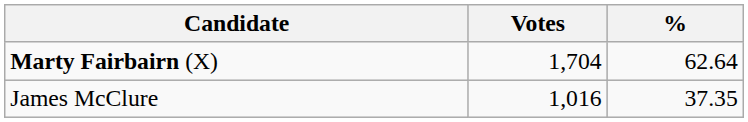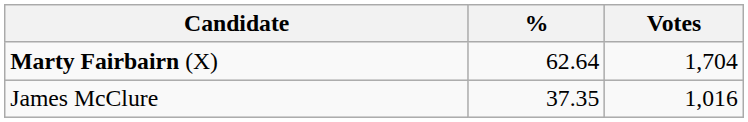columns swapped: (538, 23) <-> (675, 23)
